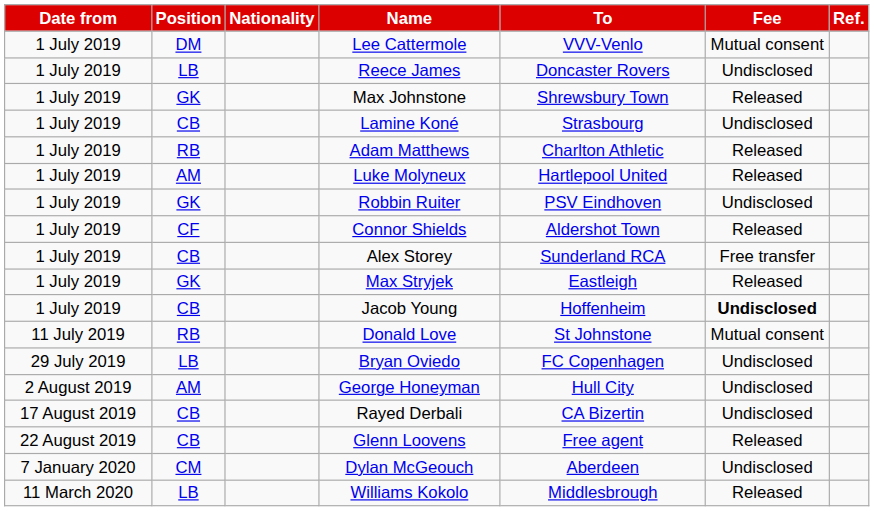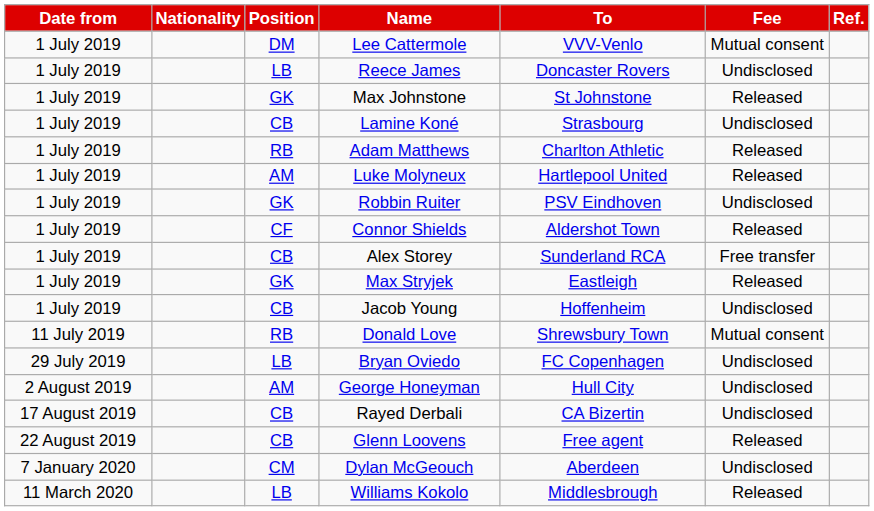columns swapped: (188, 18) <-> (272, 18)
(603, 97) Shrewsbury Town -> (603, 97) St Johnstone
(767, 308) bold -> (767, 308) normal
(603, 335) St Johnstone -> (603, 335) Shrewsbury Town
